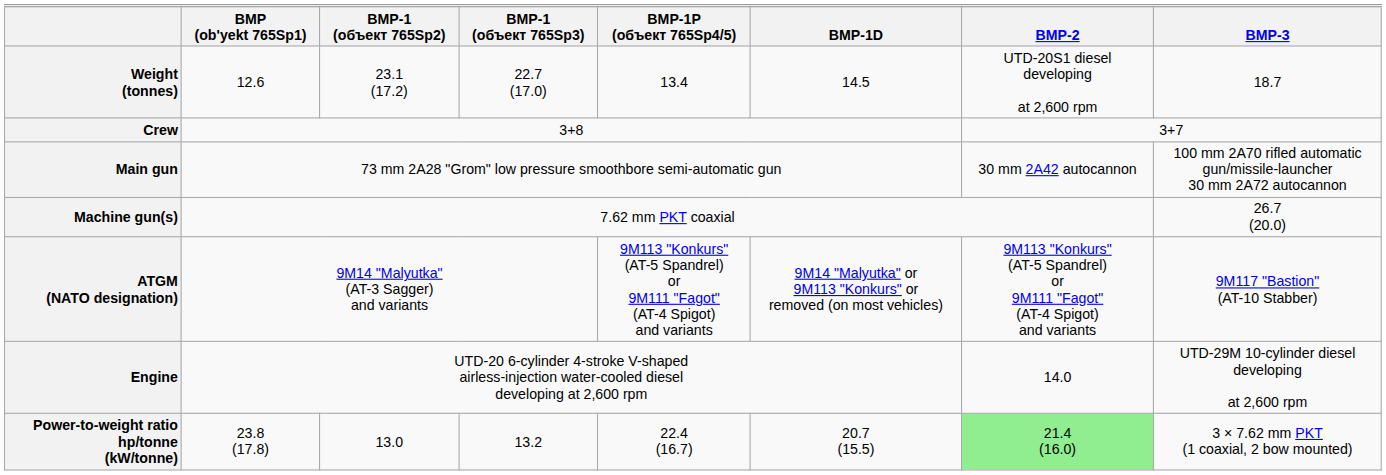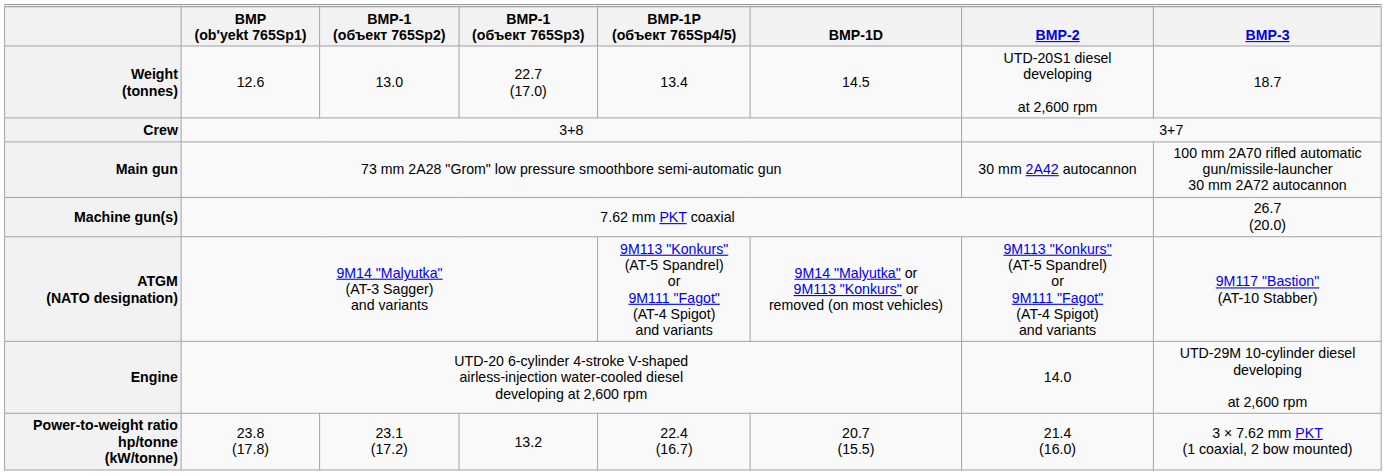(389, 82) 23.1 (17.2) -> (389, 82) 13.0
(389, 442) 13.0 -> (389, 442) 23.1 (17.2)
(1058, 442) lightgreen background -> (1058, 442) no background
